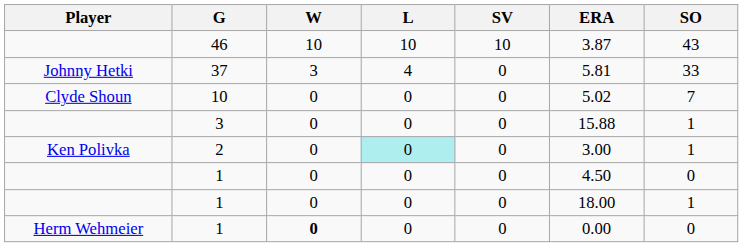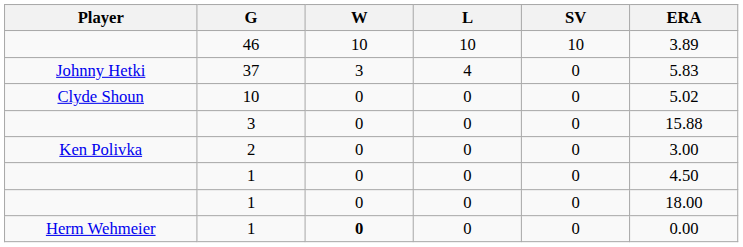- column: (691, 17)
(597, 44) 3.87 -> (684, 44) 3.89
(597, 70) 5.81 -> (684, 70) 5.83
(408, 149) paleturquoise background -> (467, 149) no background
